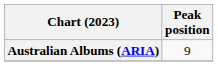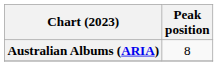(187, 50) 9 -> (187, 50) 8
